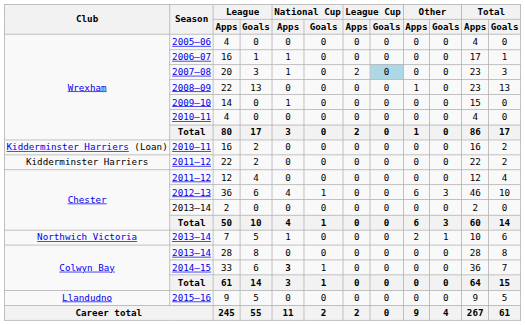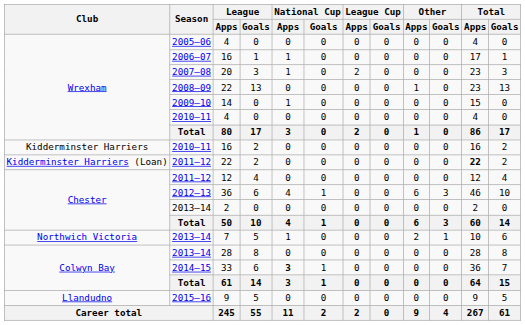(387, 72) lightblue background -> (387, 72) no background
(87, 147) Kidderminster Harriers (Loan) -> (87, 147) Kidderminster Harriers
(87, 162) Kidderminster Harriers -> (87, 162) Kidderminster Harriers (Loan)
(475, 162) normal -> (475, 162) bold
